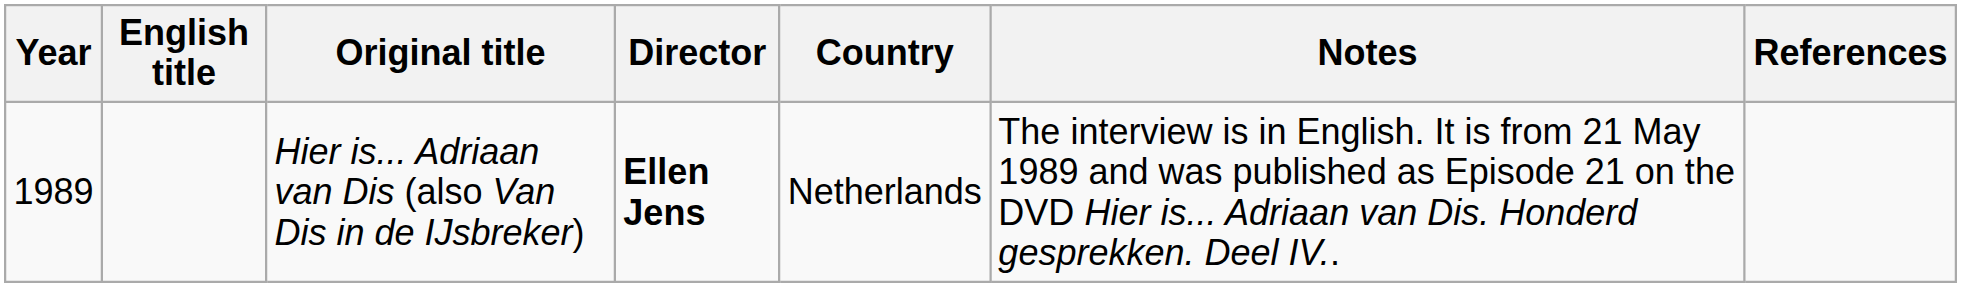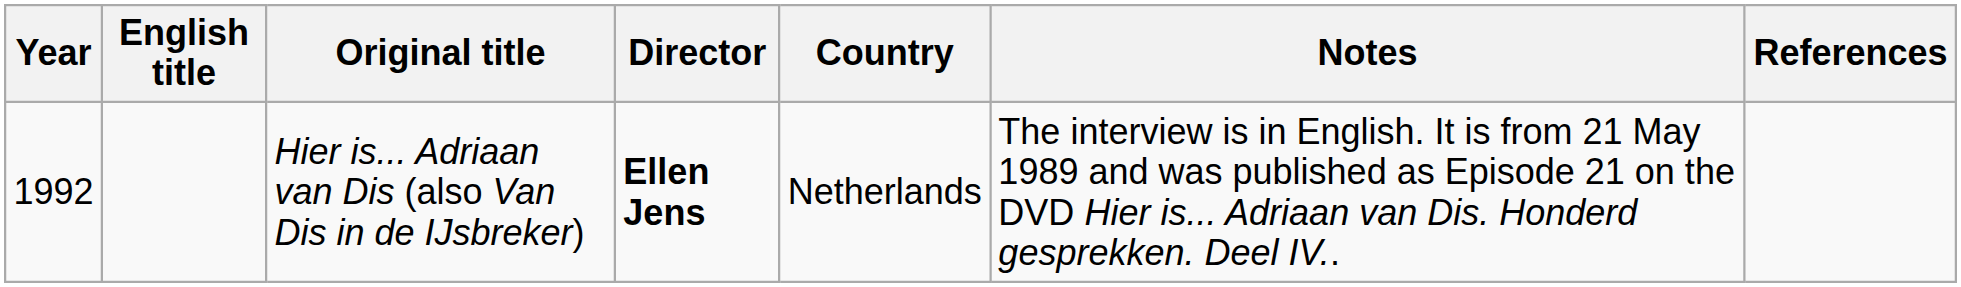(53, 191) 1989 -> (53, 191) 1992
